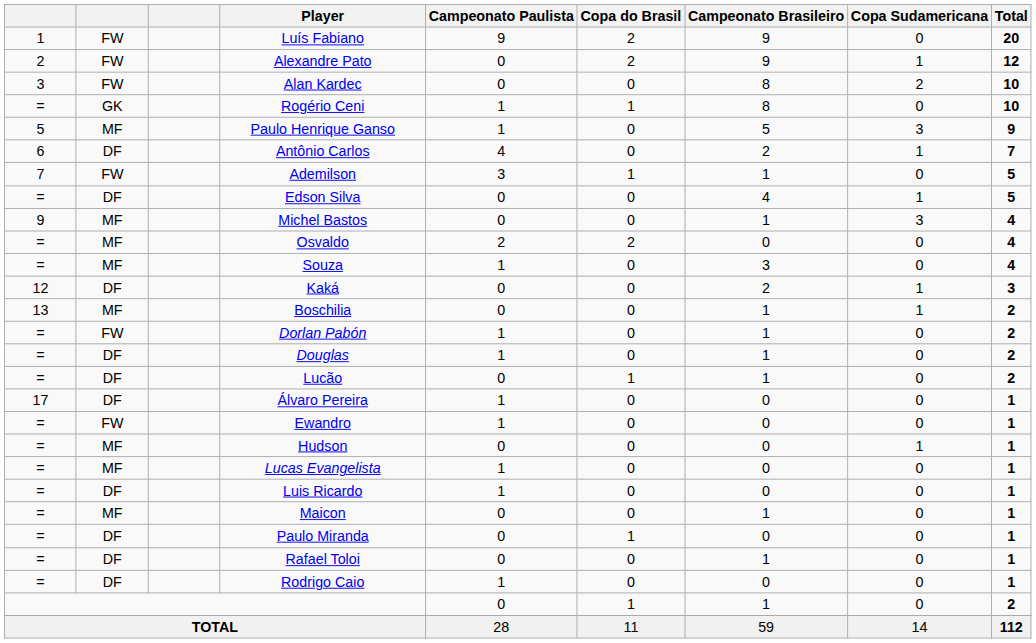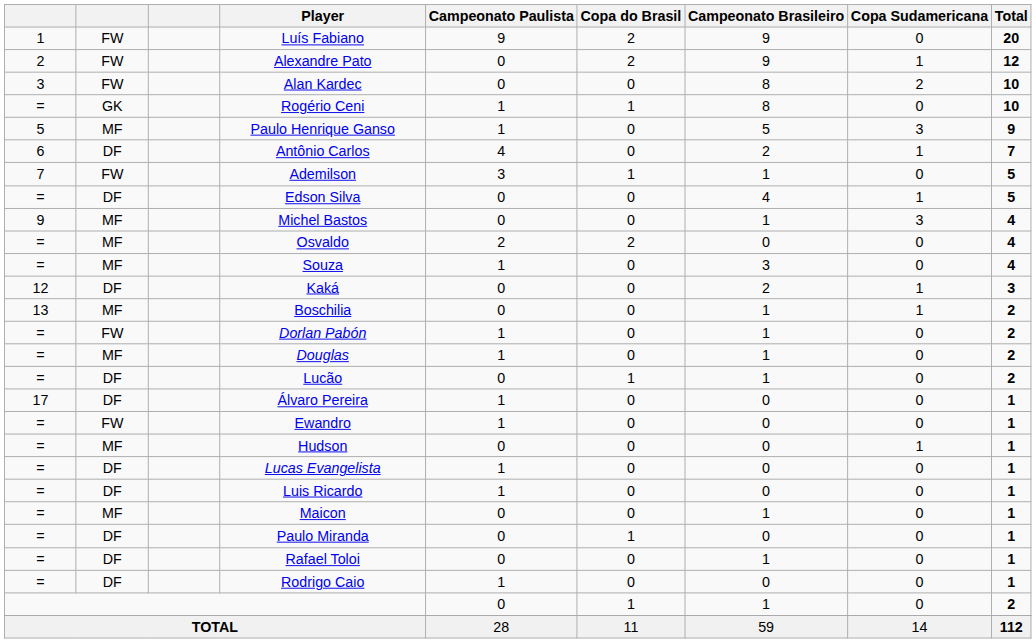(112, 355) DF -> (112, 355) MF
(112, 468) MF -> (112, 468) DF
